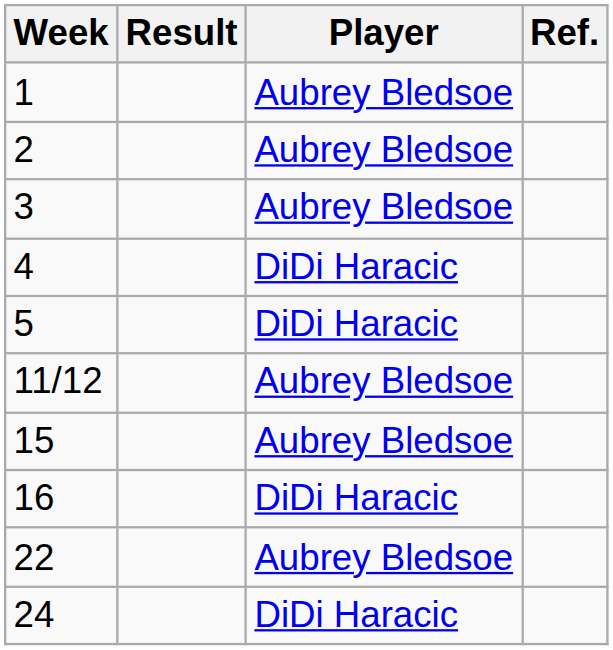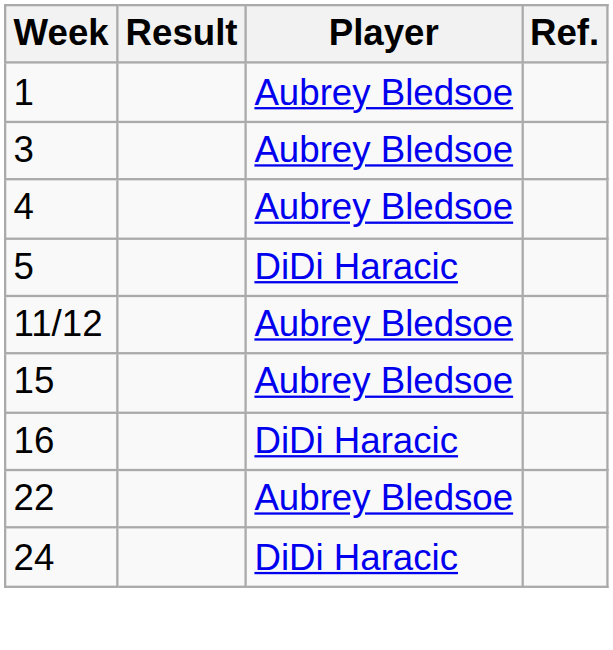- row: (24, 149)
(356, 265) DiDi Haracic -> (384, 207) Aubrey Bledsoe
